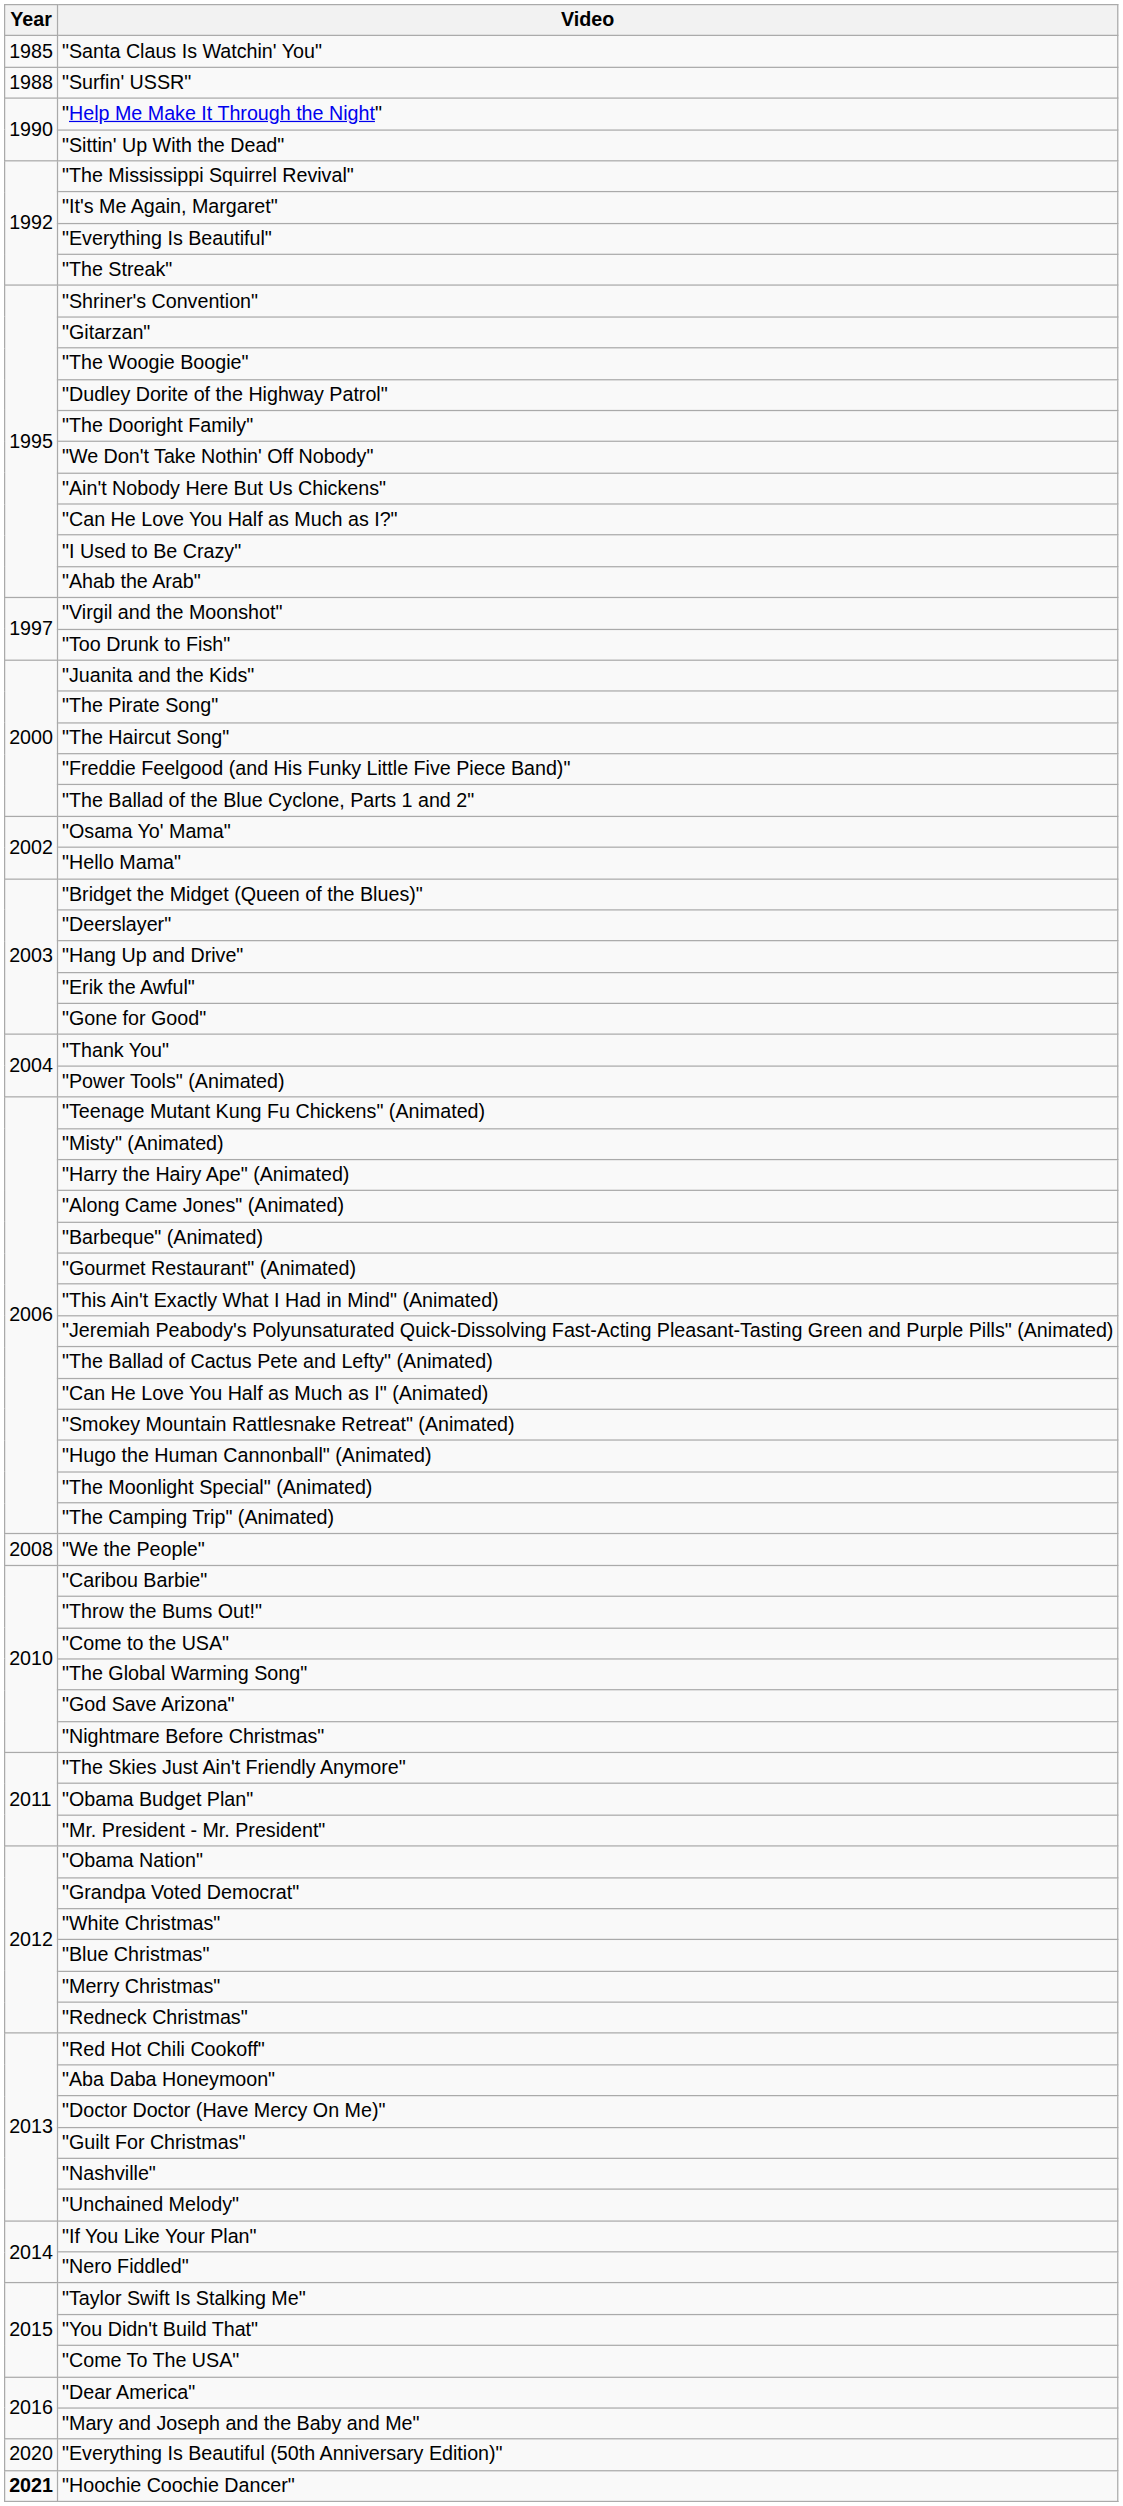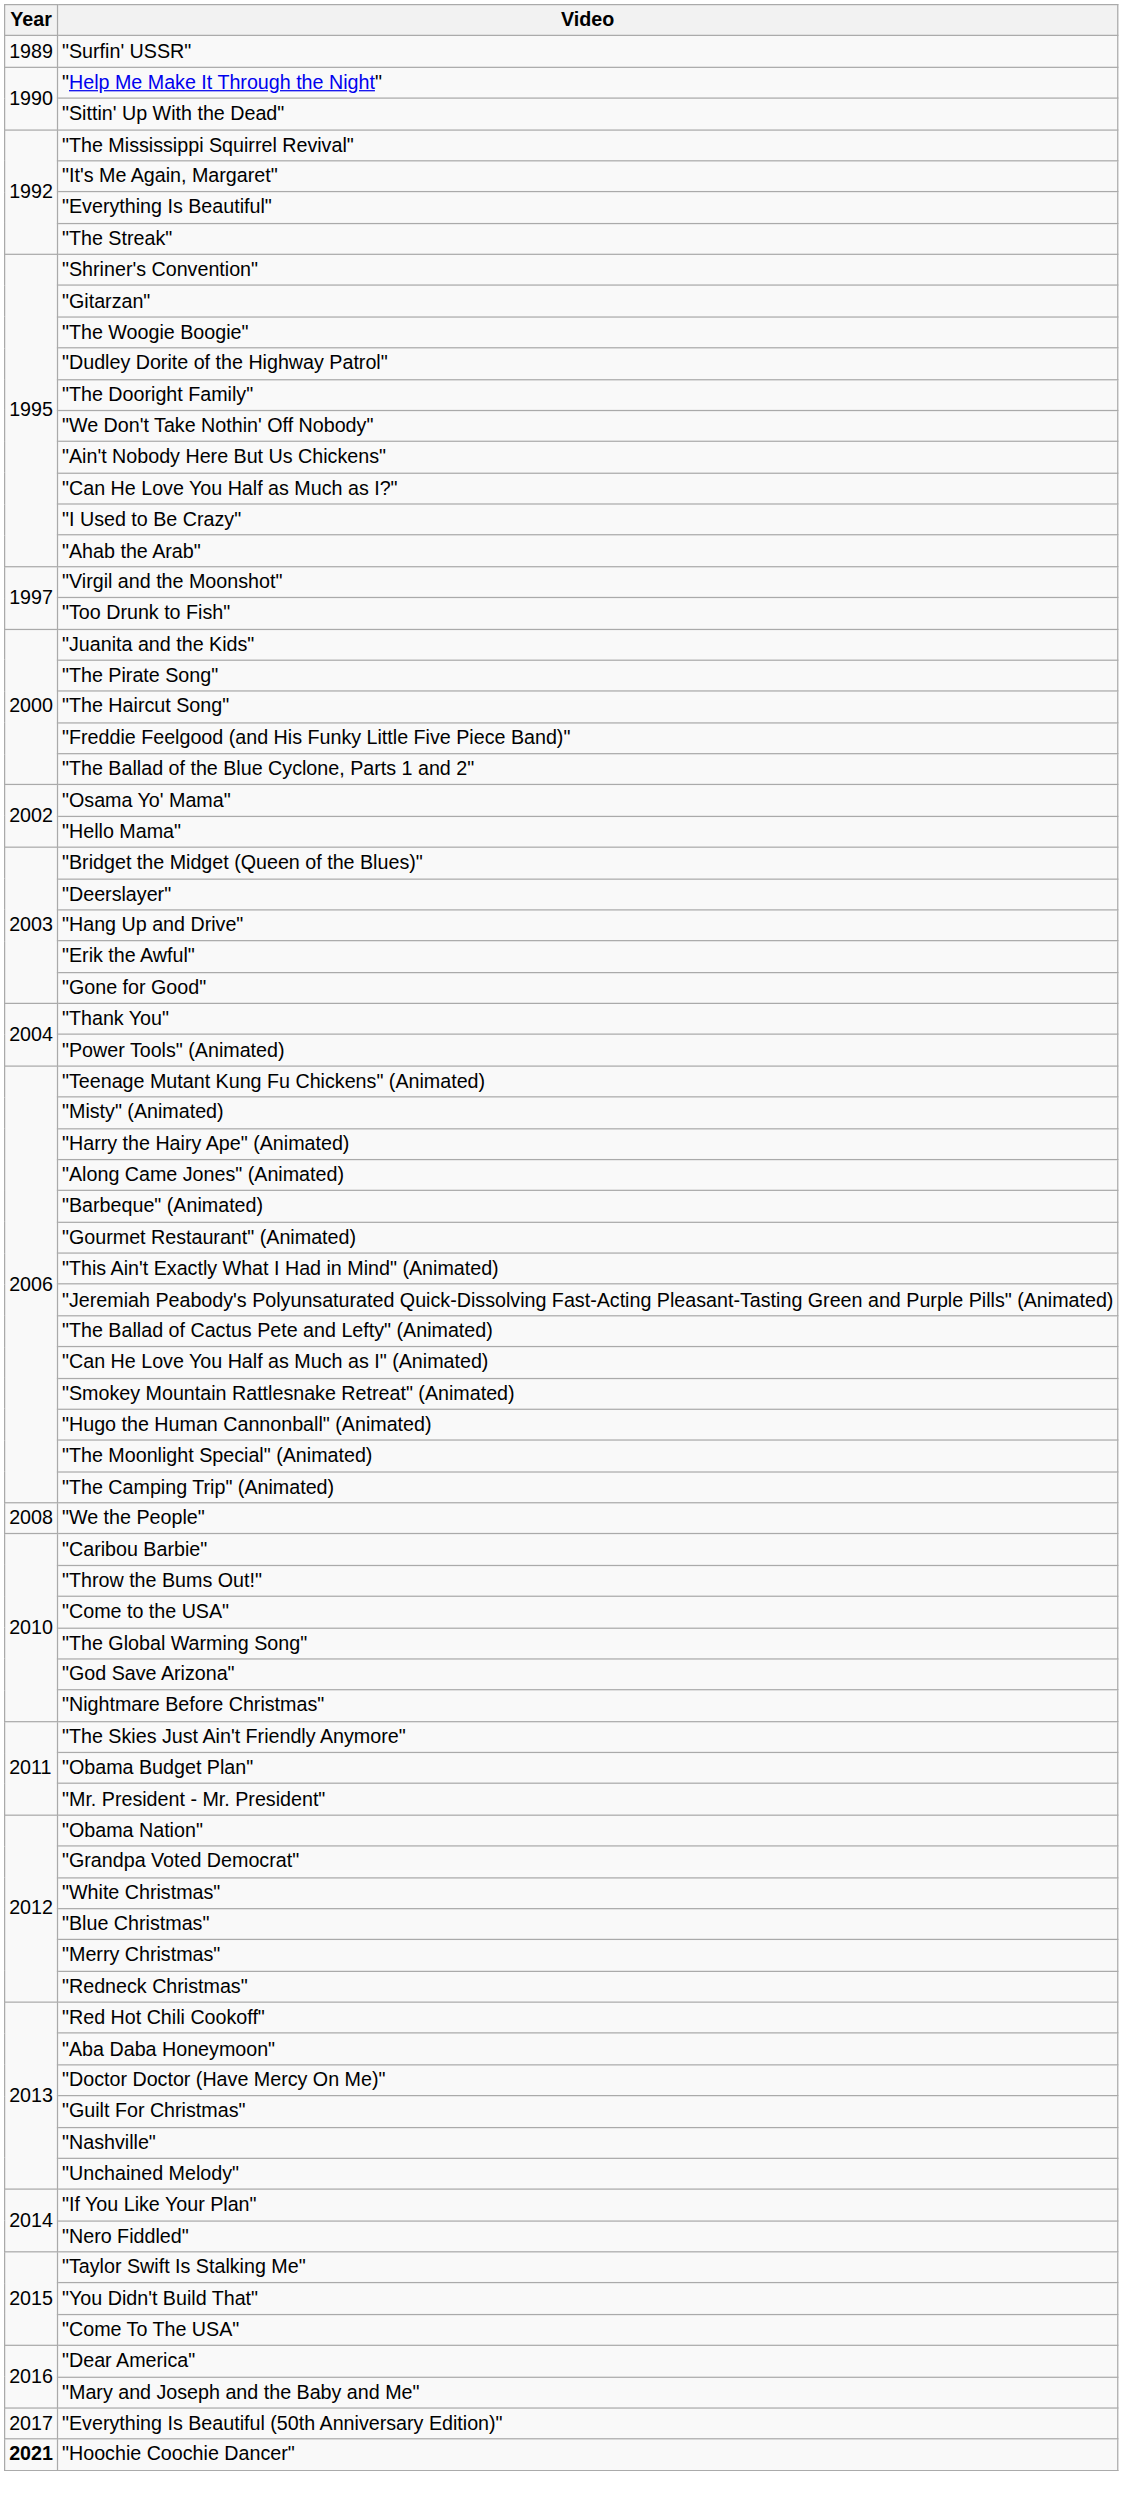- row: (192, 51)
(31, 82) 1988 -> (31, 51) 1989
(31, 2454) 2020 -> (31, 2423) 2017
